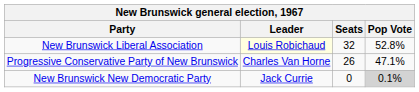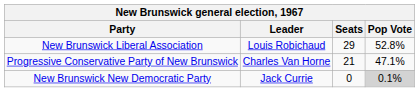(287, 45) lightyellow background -> (287, 45) no background
(349, 45) 32 -> (349, 45) 29
(349, 62) 26 -> (349, 62) 21
